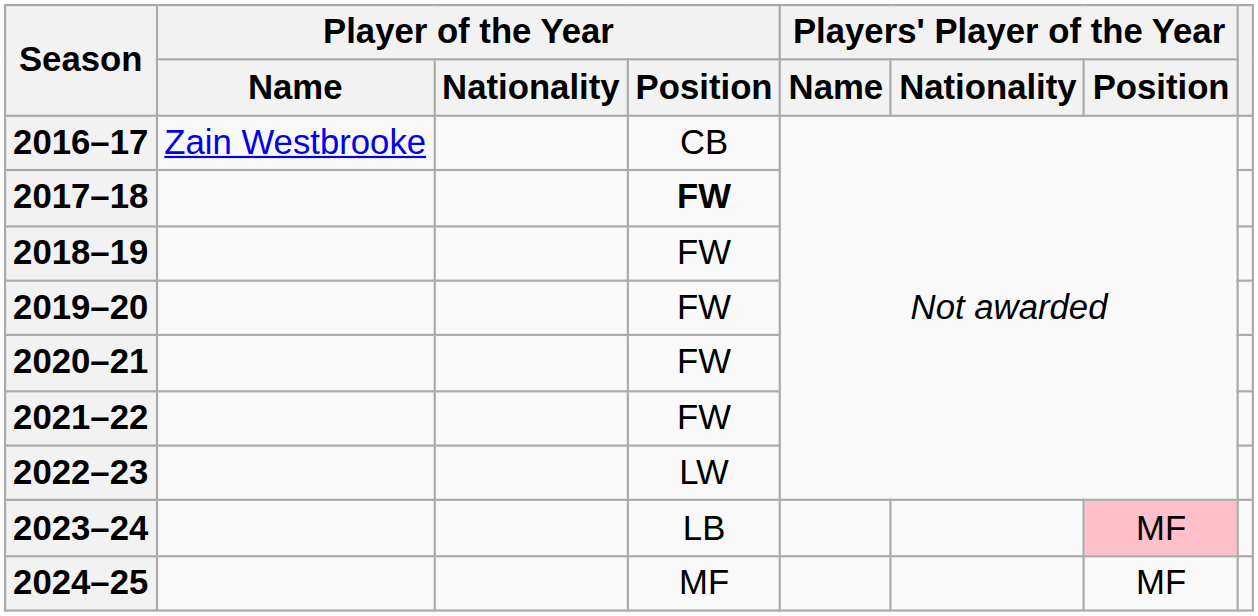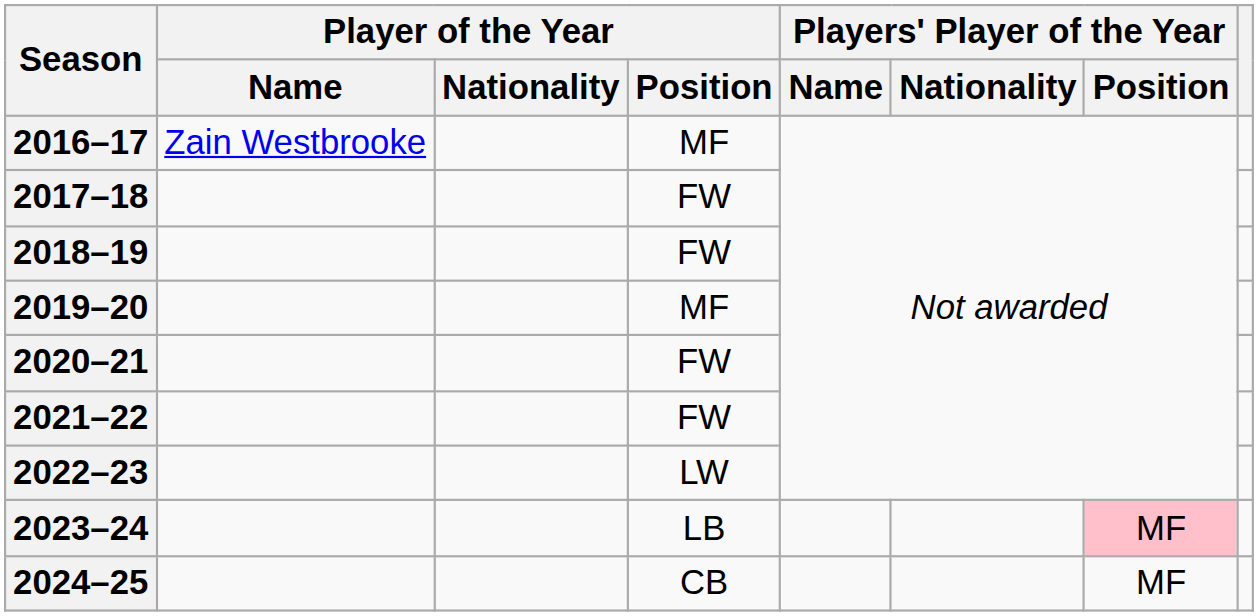(704, 142) CB -> (704, 142) MF
(704, 197) bold -> (704, 197) normal
(704, 307) FW -> (704, 307) MF
(704, 582) MF -> (704, 582) CB
